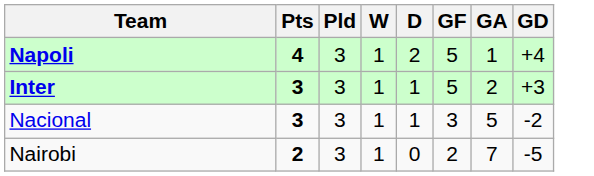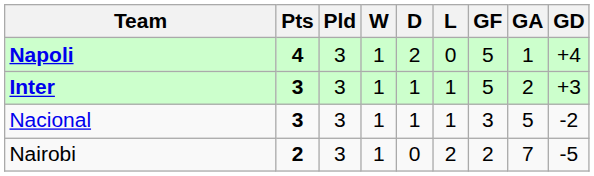+ column: (451, 21)
